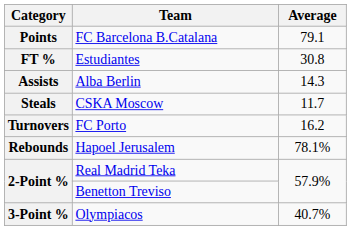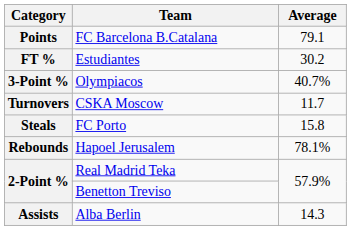(312, 59) 30.8 -> (312, 59) 30.2
rows swapped: (108, 81) <-> (109, 214)
(38, 103) Steals -> (38, 103) Turnovers
(38, 125) Turnovers -> (38, 125) Steals
(312, 125) 16.2 -> (312, 125) 15.8
